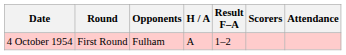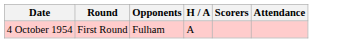- column: (229, 18)
